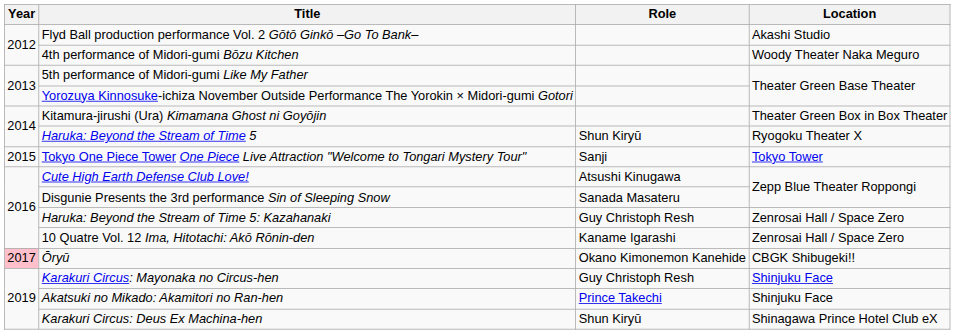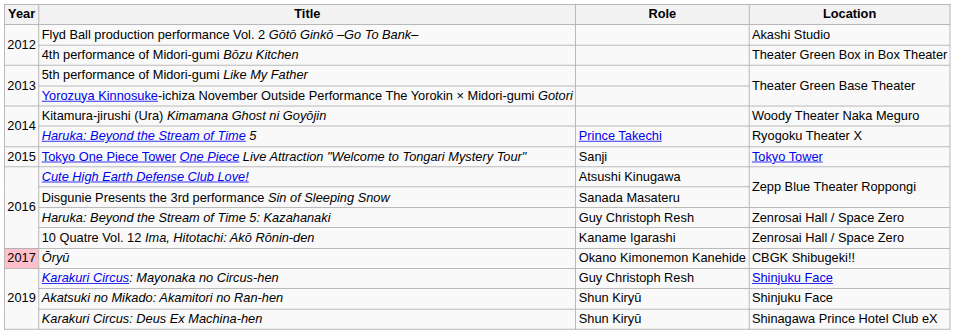(836, 55) Woody Theater Naka Meguro -> (850, 55) Theater Green Box in Box Theater
(850, 116) Theater Green Box in Box Theater -> (836, 116) Woody Theater Naka Meguro
(610, 136) Shun Kiryū -> (620, 136) Prince Takechi
(620, 298) Prince Takechi -> (610, 298) Shun Kiryū
